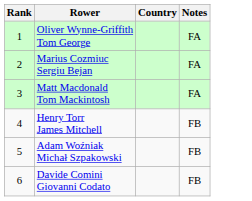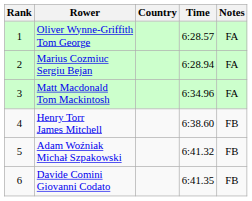+ column: (198, 13)
